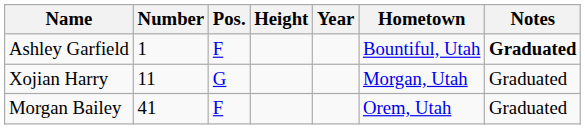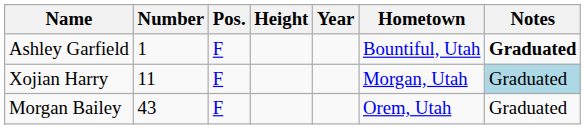(220, 78) G -> (218, 78) F
(528, 78) no background -> (528, 78) lightblue background
(147, 108) 41 -> (147, 108) 43
